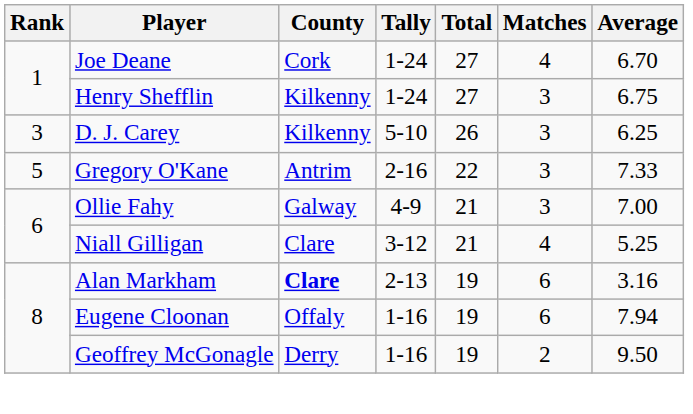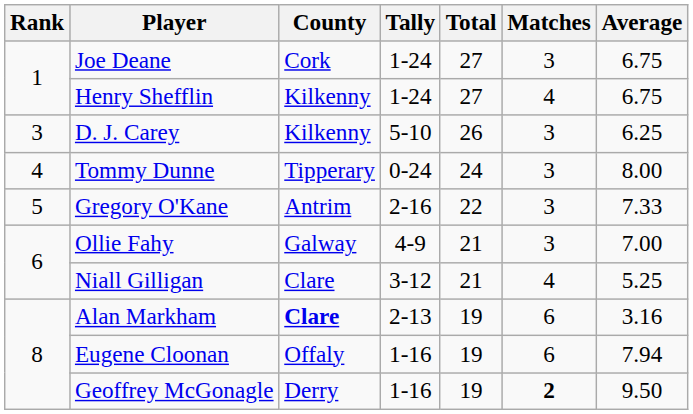(545, 59) 4 -> (549, 59) 3
(638, 59) 6.70 -> (642, 59) 6.75
(545, 96) 3 -> (549, 96) 4
+ row: (145, 170)
(545, 354) normal -> (549, 390) bold
